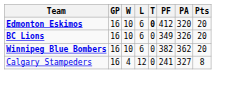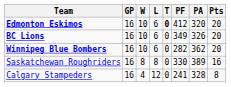(166, 50) 382 -> (180, 50) 282
+ row: (63, 62)
(184, 62) 327 -> (198, 75) 328
